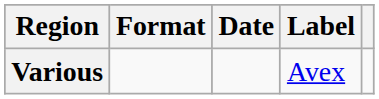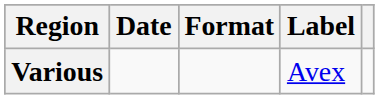columns swapped: (246, 26) <-> (161, 26)
